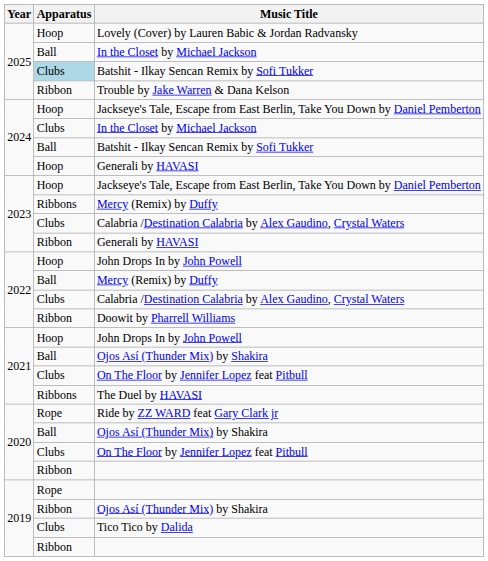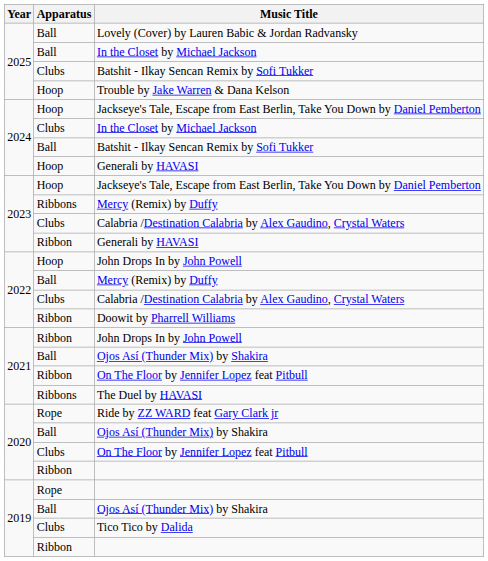(50, 33) Hoop -> (47, 33) Ball
(51, 71) lightblue background -> (51, 71) no background
(54, 90) Ribbon -> (50, 90) Hoop
(50, 337) Hoop -> (54, 337) Ribbon
(51, 375) Clubs -> (54, 375) Ribbon
(54, 508) Ribbon -> (47, 508) Ball
